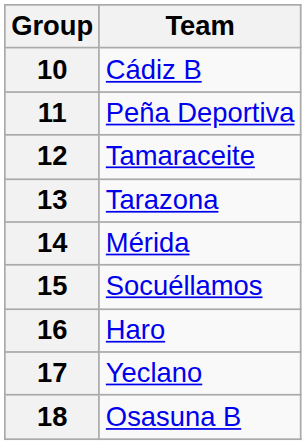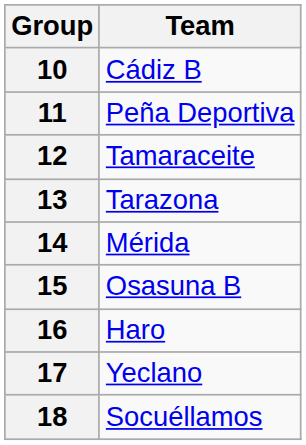(184, 286) Socuéllamos -> (174, 286) Osasuna B
(174, 416) Osasuna B -> (184, 416) Socuéllamos
